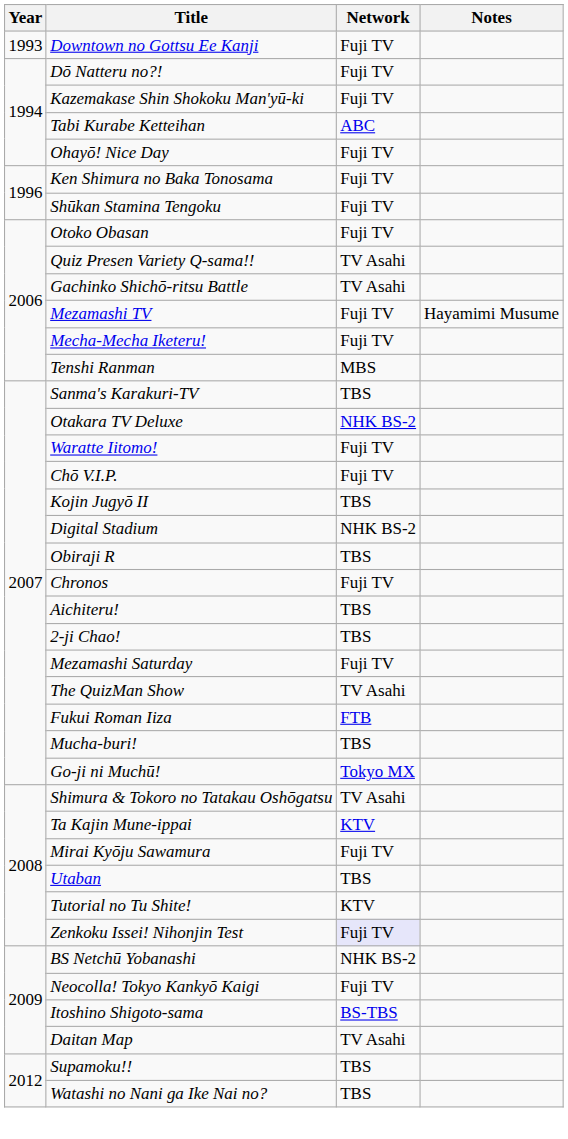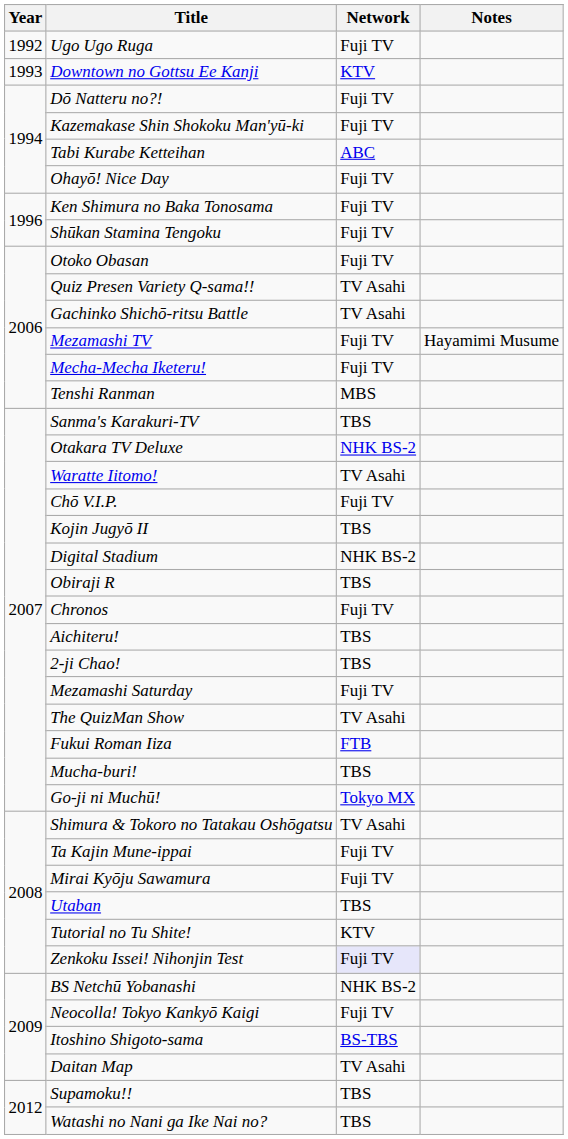+ row: (102, 44)
(367, 44) Fuji TV -> (358, 71) KTV
(367, 448) Fuji TV -> (373, 475) TV Asahi
(358, 824) KTV -> (367, 851) Fuji TV
